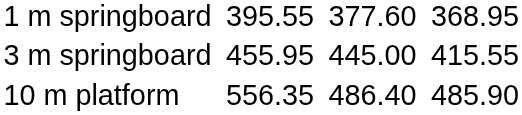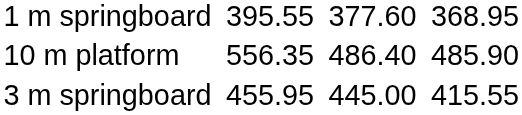rows swapped: (107, 55) <-> (91, 95)
